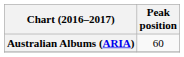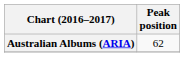(158, 43) 60 -> (158, 43) 62
